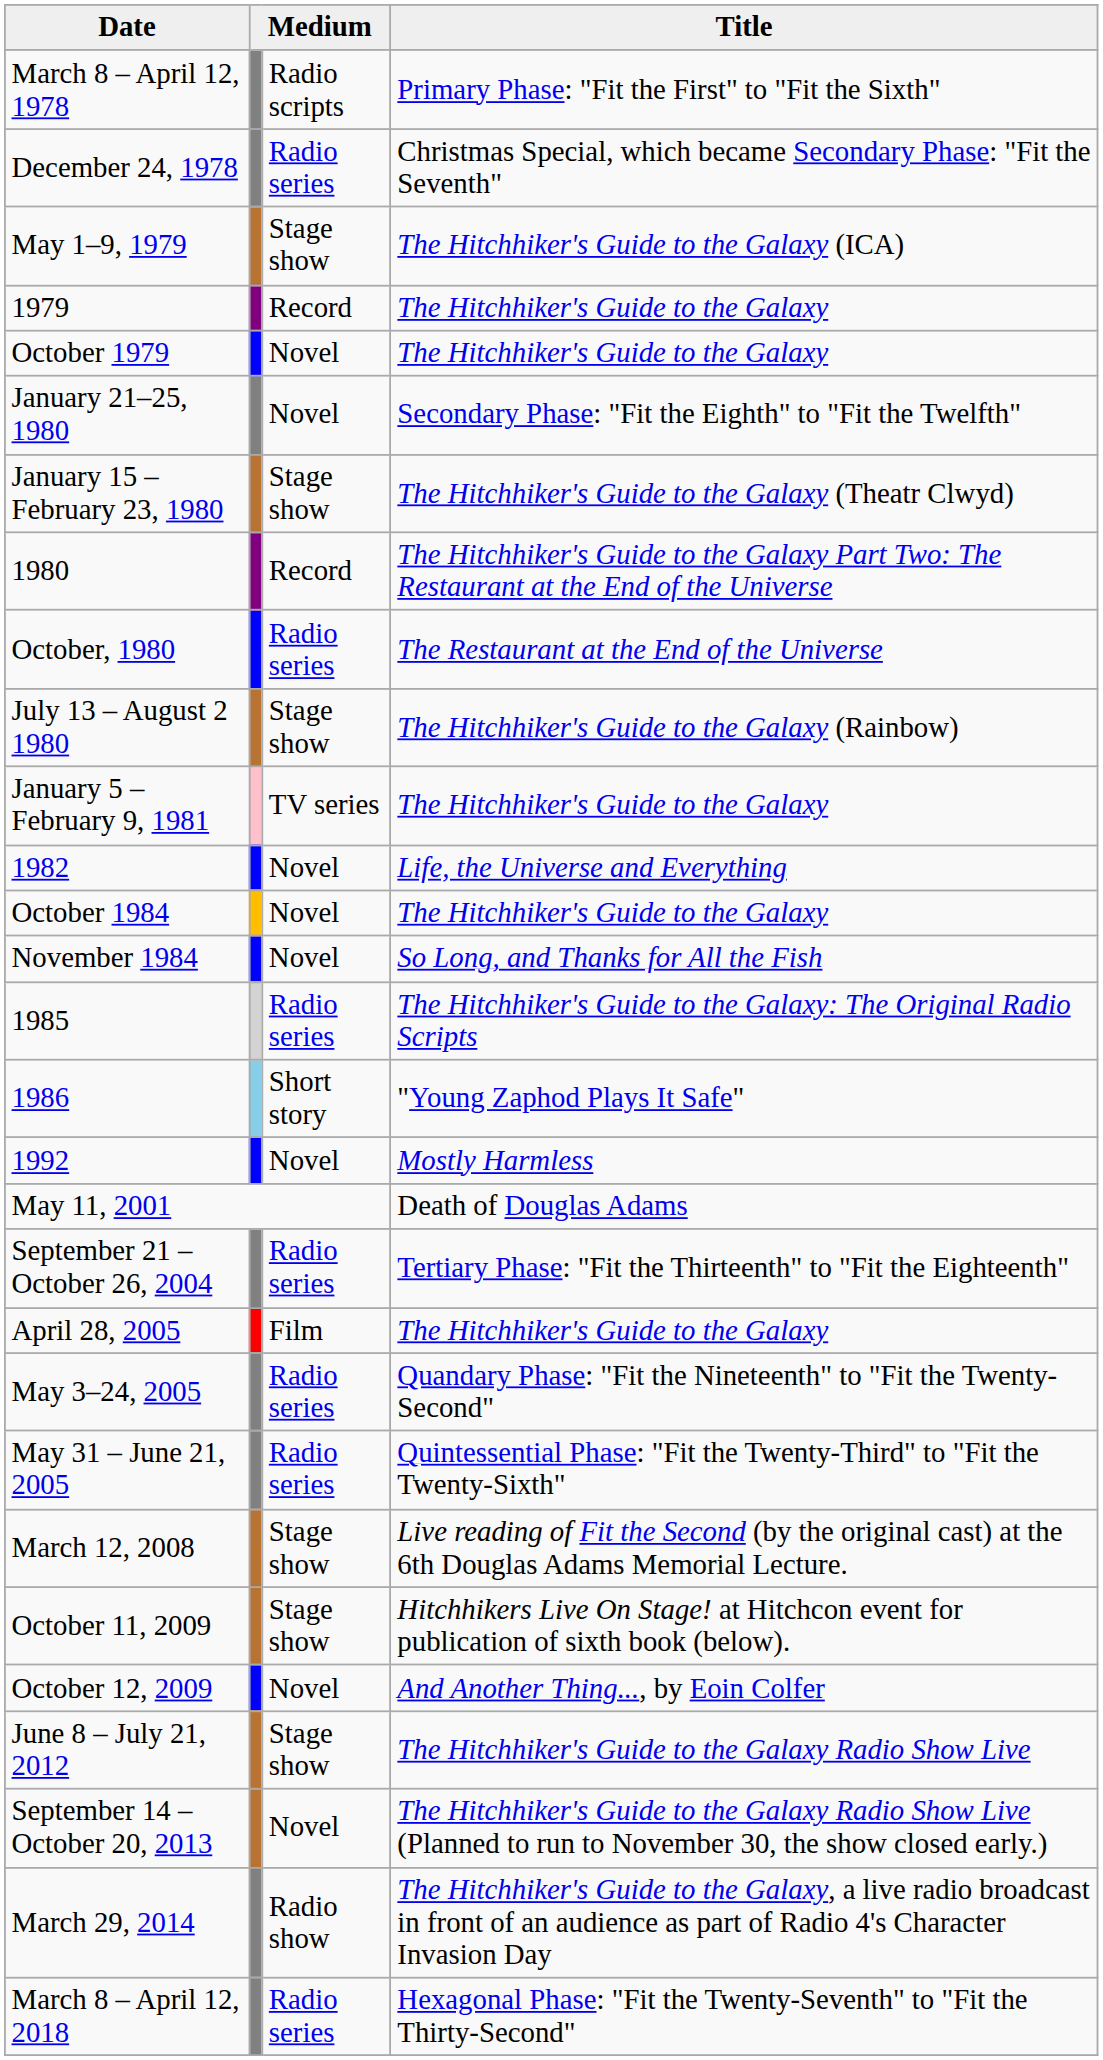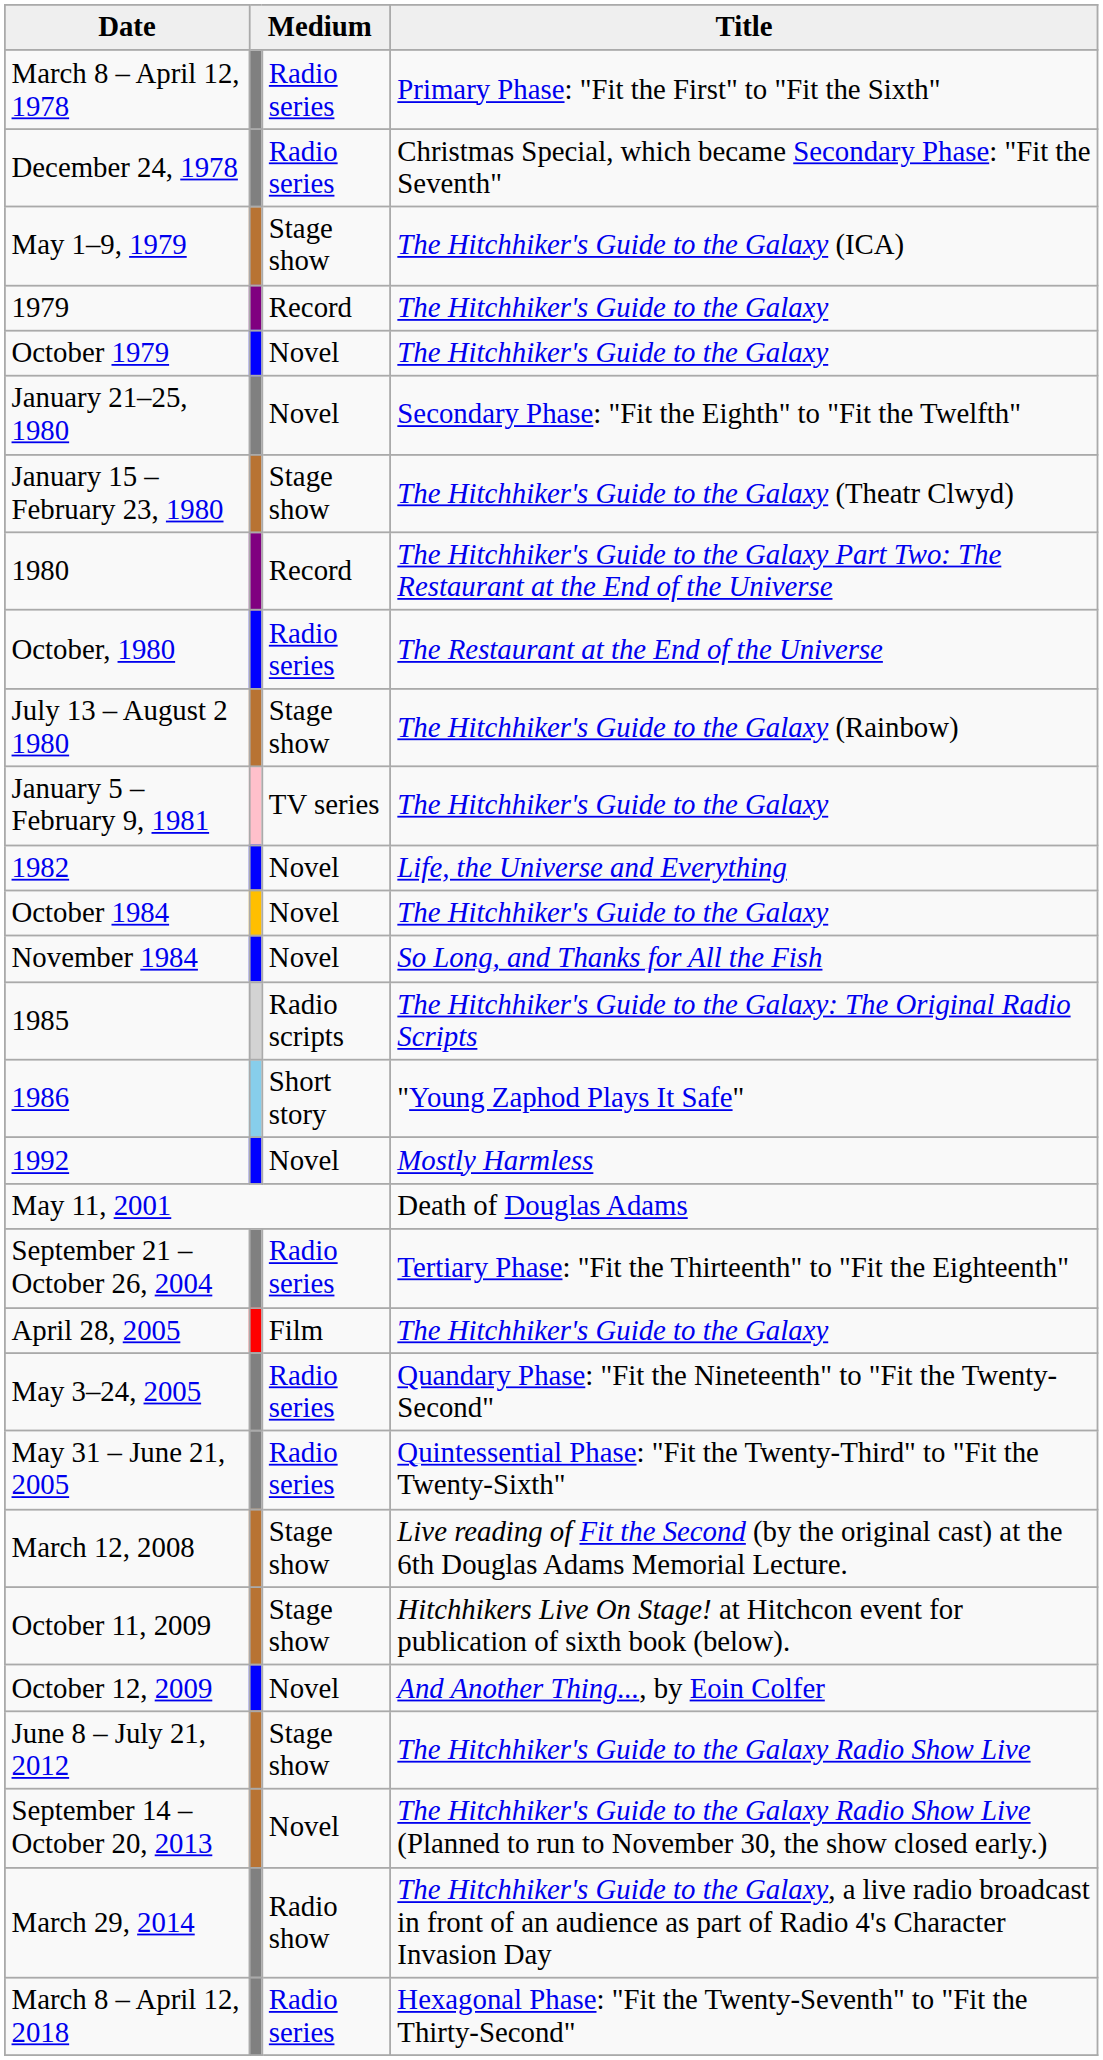(306, 89) Radio scripts -> (303, 89) Radio series
(303, 1020) Radio series -> (306, 1020) Radio scripts
